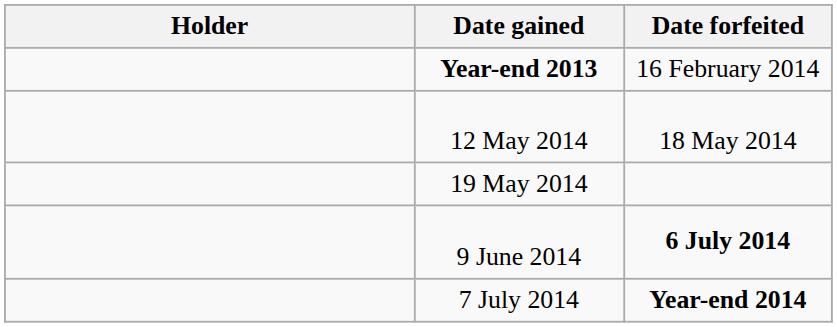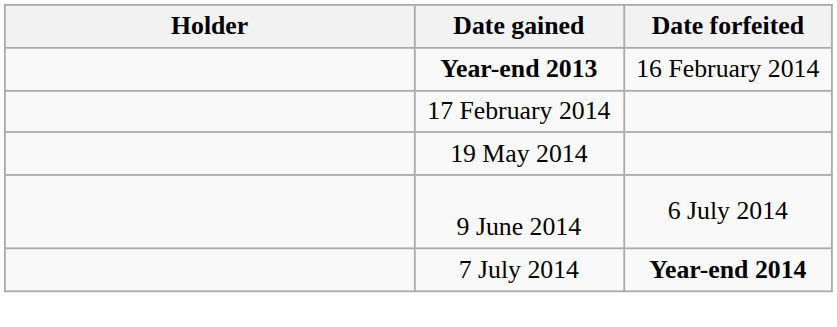+ row: (519, 111)
- row: (519, 141)
(728, 241) bold -> (728, 211) normal
